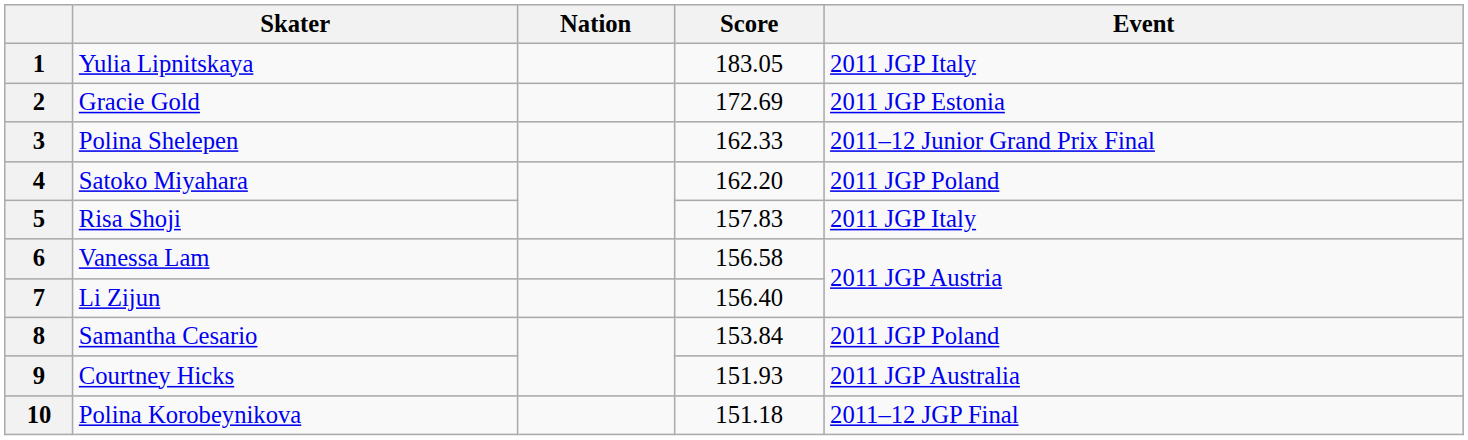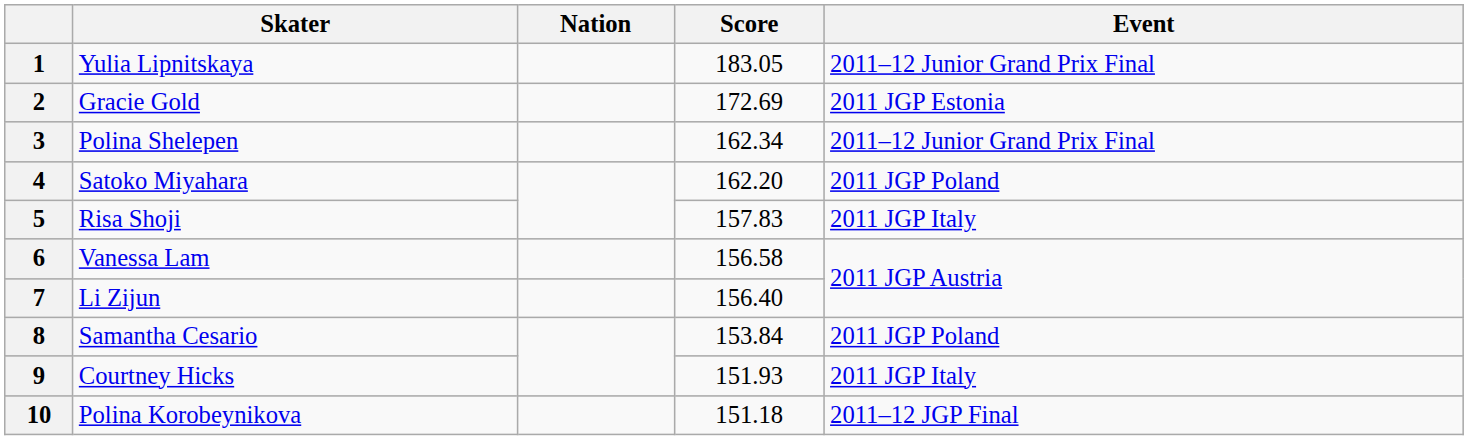(903, 63) 2011 JGP Italy -> (992, 63) 2011–12 Junior Grand Prix Final
(749, 141) 162.33 -> (749, 141) 162.34
(925, 375) 2011 JGP Australia -> (903, 375) 2011 JGP Italy
